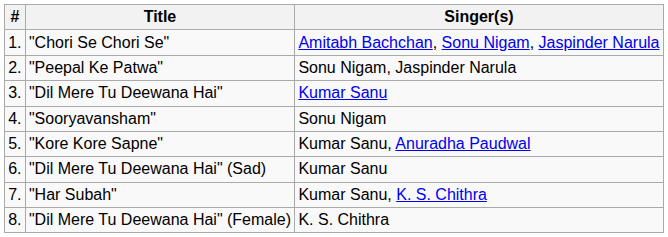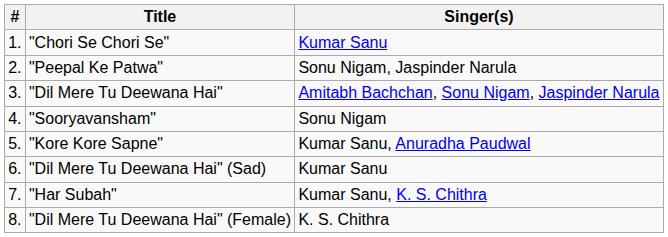(479, 42) Amitabh Bachchan, Sonu Nigam, Jaspinder Narula -> (343, 42) Kumar Sanu
(343, 93) Kumar Sanu -> (479, 93) Amitabh Bachchan, Sonu Nigam, Jaspinder Narula
